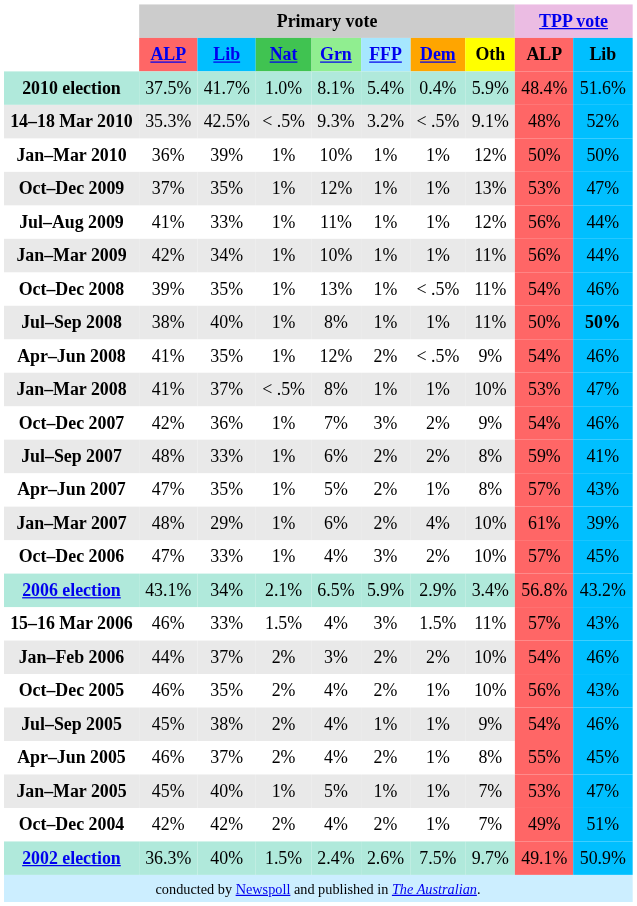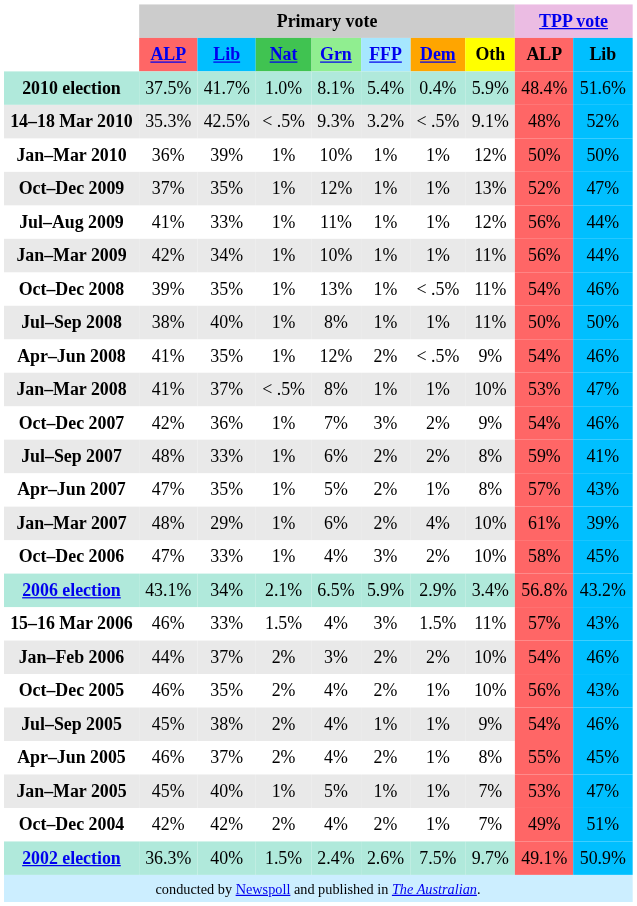(544, 188) 53% -> (544, 188) 52%
(603, 322) bold -> (603, 322) normal
(544, 556) 57% -> (544, 556) 58%
